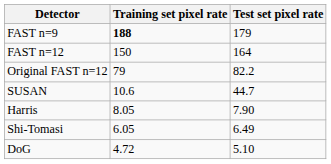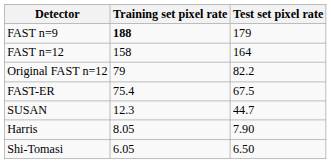(122, 52) 150 -> (122, 52) 158
+ row: (31, 91)
(124, 91) 10.6 -> (124, 110) 12.3
(244, 129) 6.49 -> (244, 149) 6.50
- row: (19, 149)
